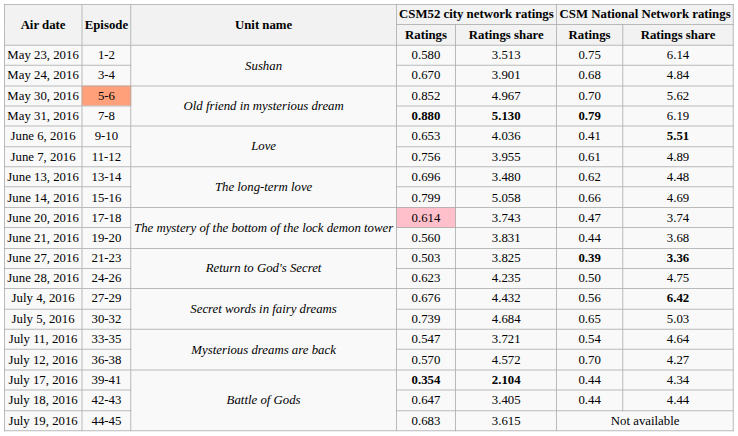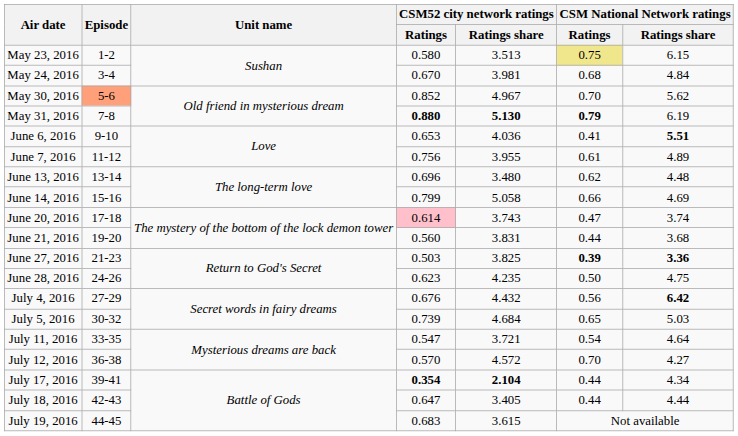(590, 55) no background -> (590, 55) khaki background
(678, 55) 6.14 -> (678, 55) 6.15
(506, 75) 3.901 -> (506, 75) 3.981
